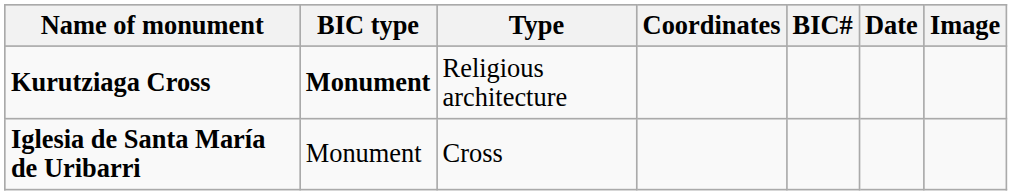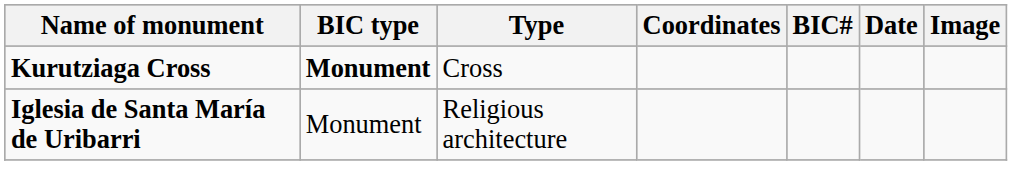(505, 82) Religious architecture -> (473, 67) Cross
(473, 153) Cross -> (505, 124) Religious architecture
